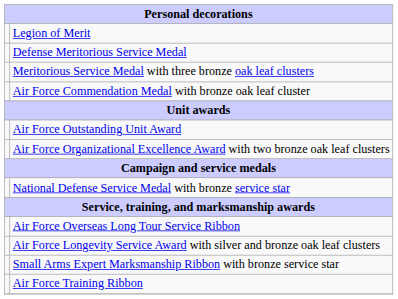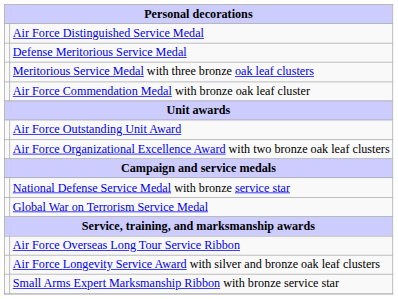+ row: (108, 33)
- row: (52, 33)
+ row: (110, 206)
- row: (78, 284)
